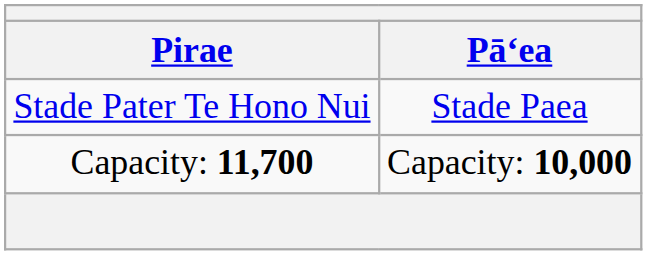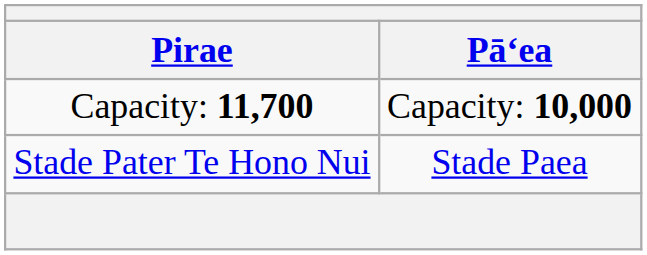rows swapped: (192, 106) <-> (192, 163)
